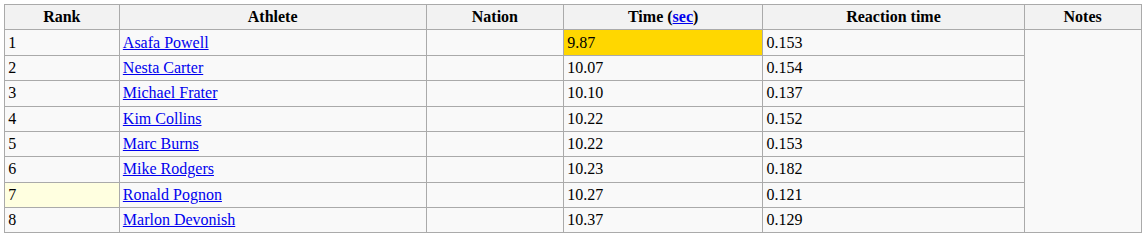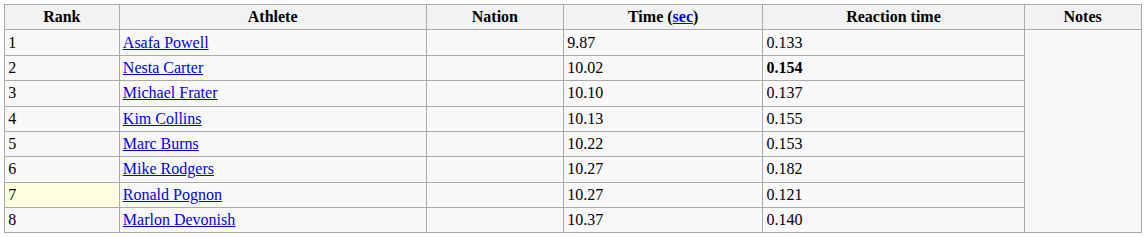(581, 42) gold background -> (581, 42) no background
(784, 42) 0.153 -> (784, 42) 0.133
(585, 67) 10.07 -> (585, 67) 10.02
(784, 67) normal -> (784, 67) bold
(585, 118) 10.22 -> (585, 118) 10.13
(784, 118) 0.152 -> (784, 118) 0.155
(585, 169) 10.23 -> (585, 169) 10.27
(784, 220) 0.129 -> (784, 220) 0.140
